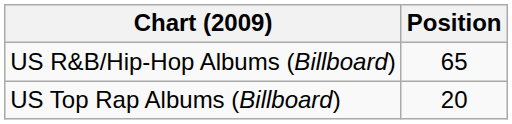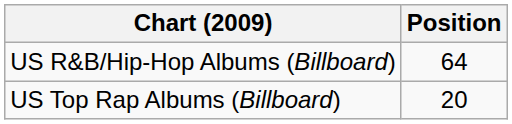(454, 61) 65 -> (454, 61) 64
